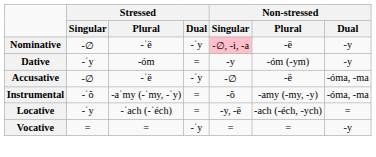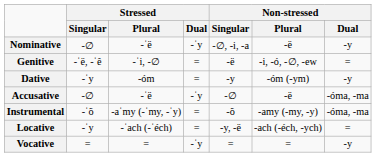(231, 45) pink background -> (231, 45) no background
+ row: (35, 62)
